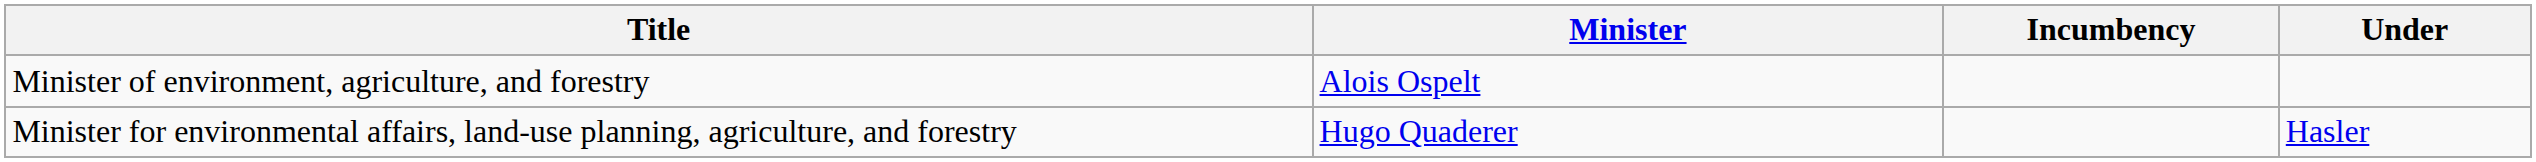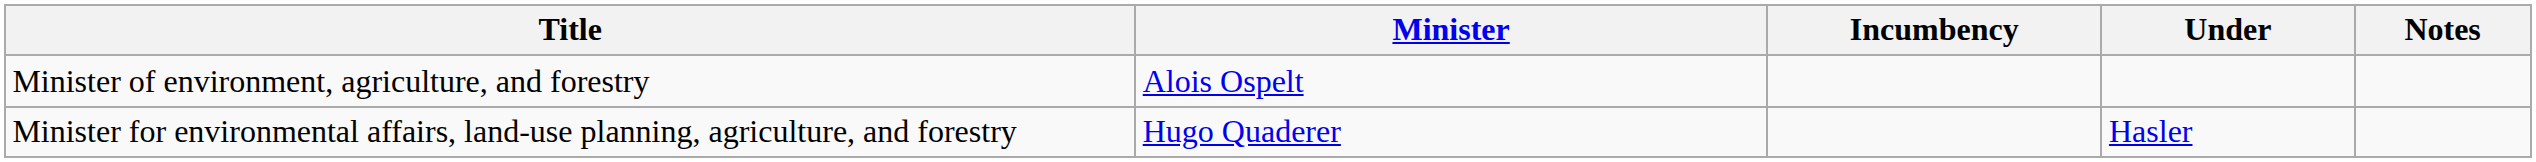+ column: (2443, 29)
